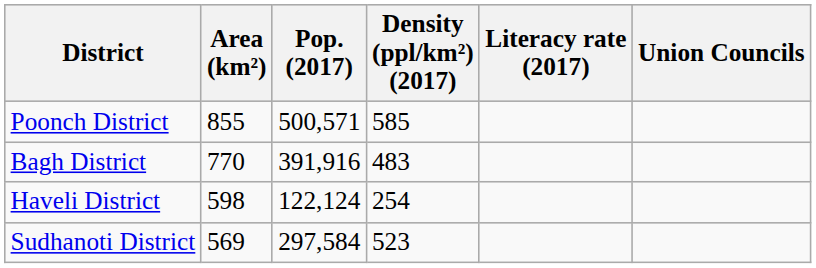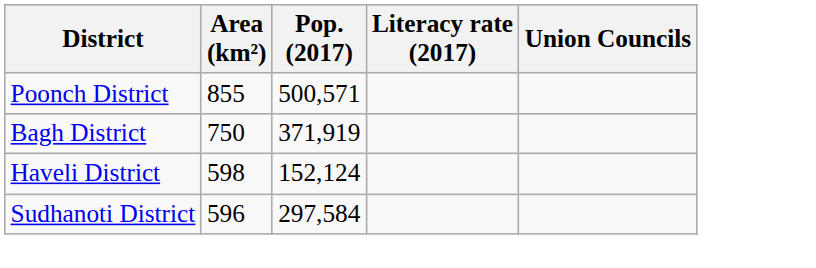- column: (423, 52)
(226, 161) 770 -> (226, 133) 750
(319, 161) 391,916 -> (319, 133) 371,919
(319, 201) 122,124 -> (319, 173) 152,124
(226, 241) 569 -> (226, 213) 596
